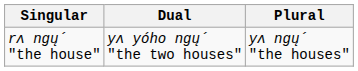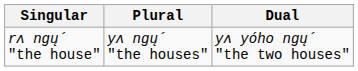columns swapped: (175, 16) <-> (299, 16)
